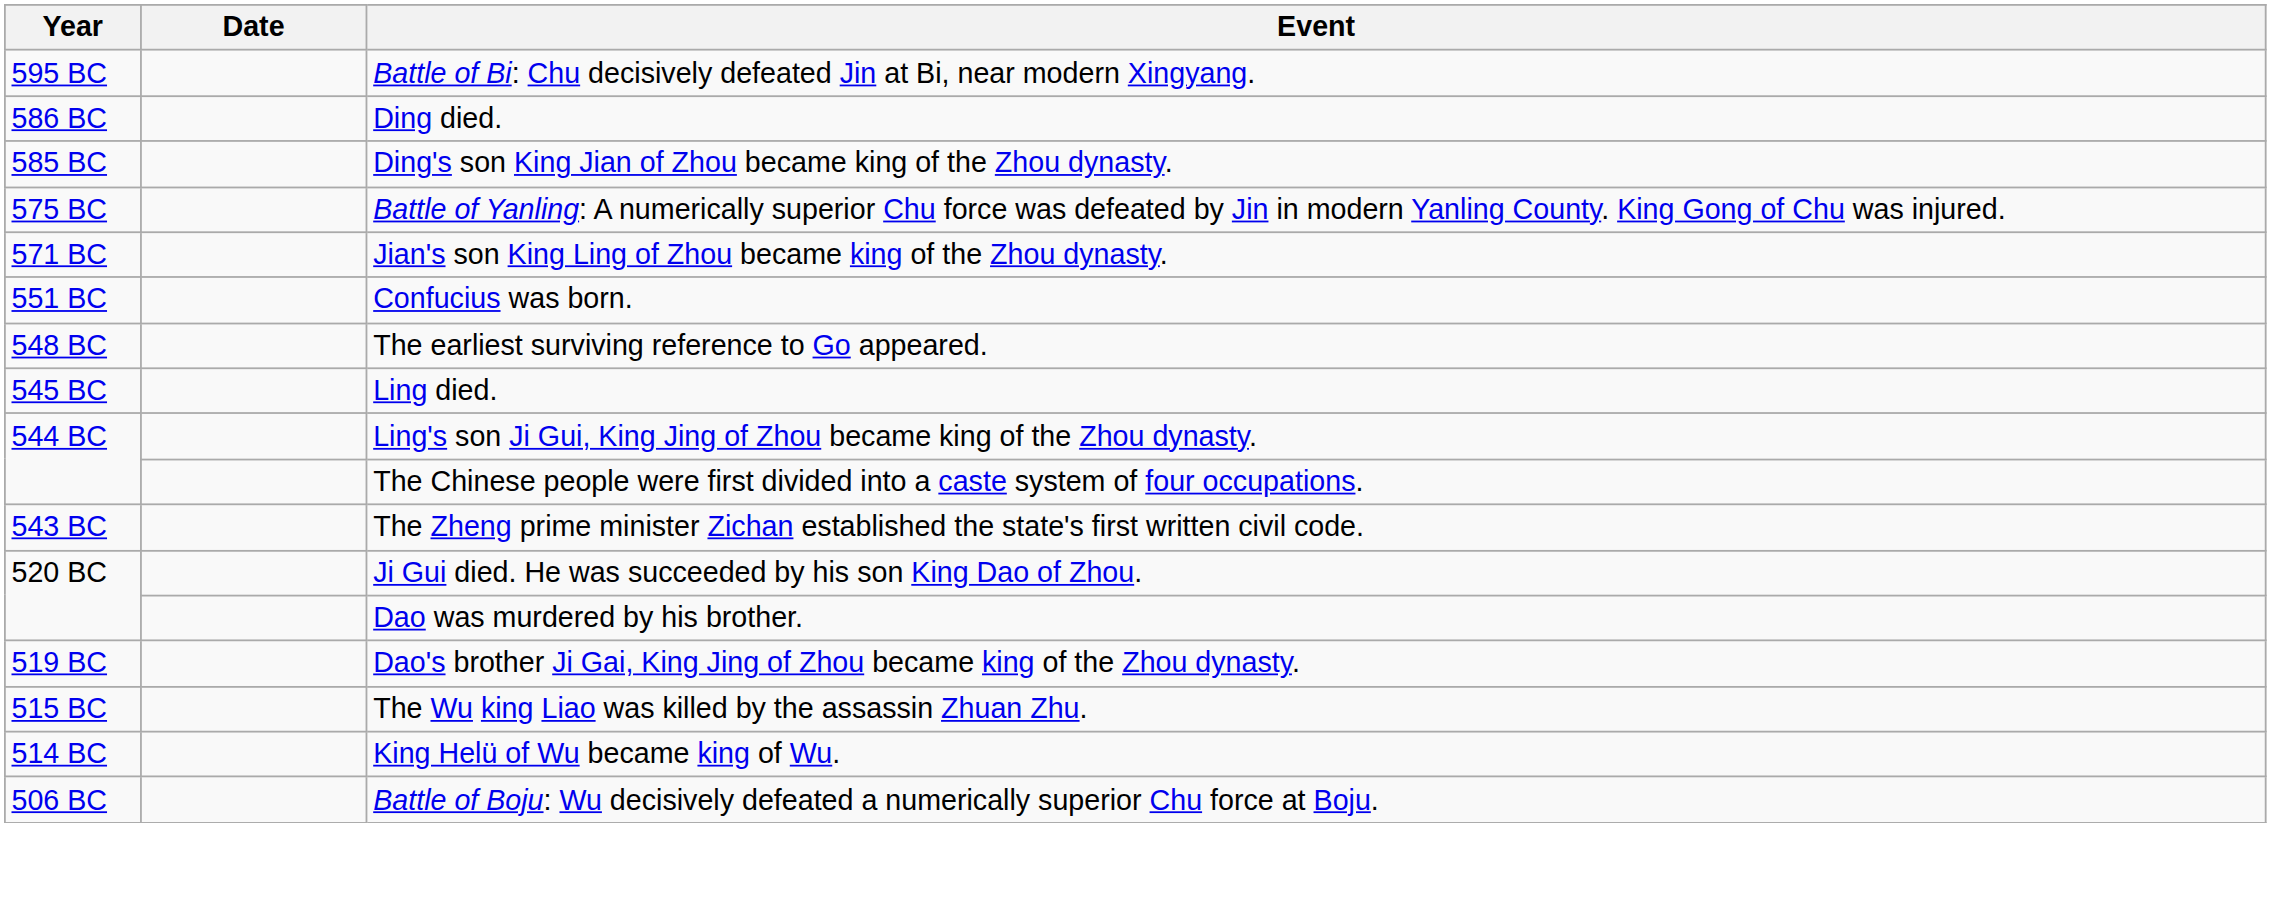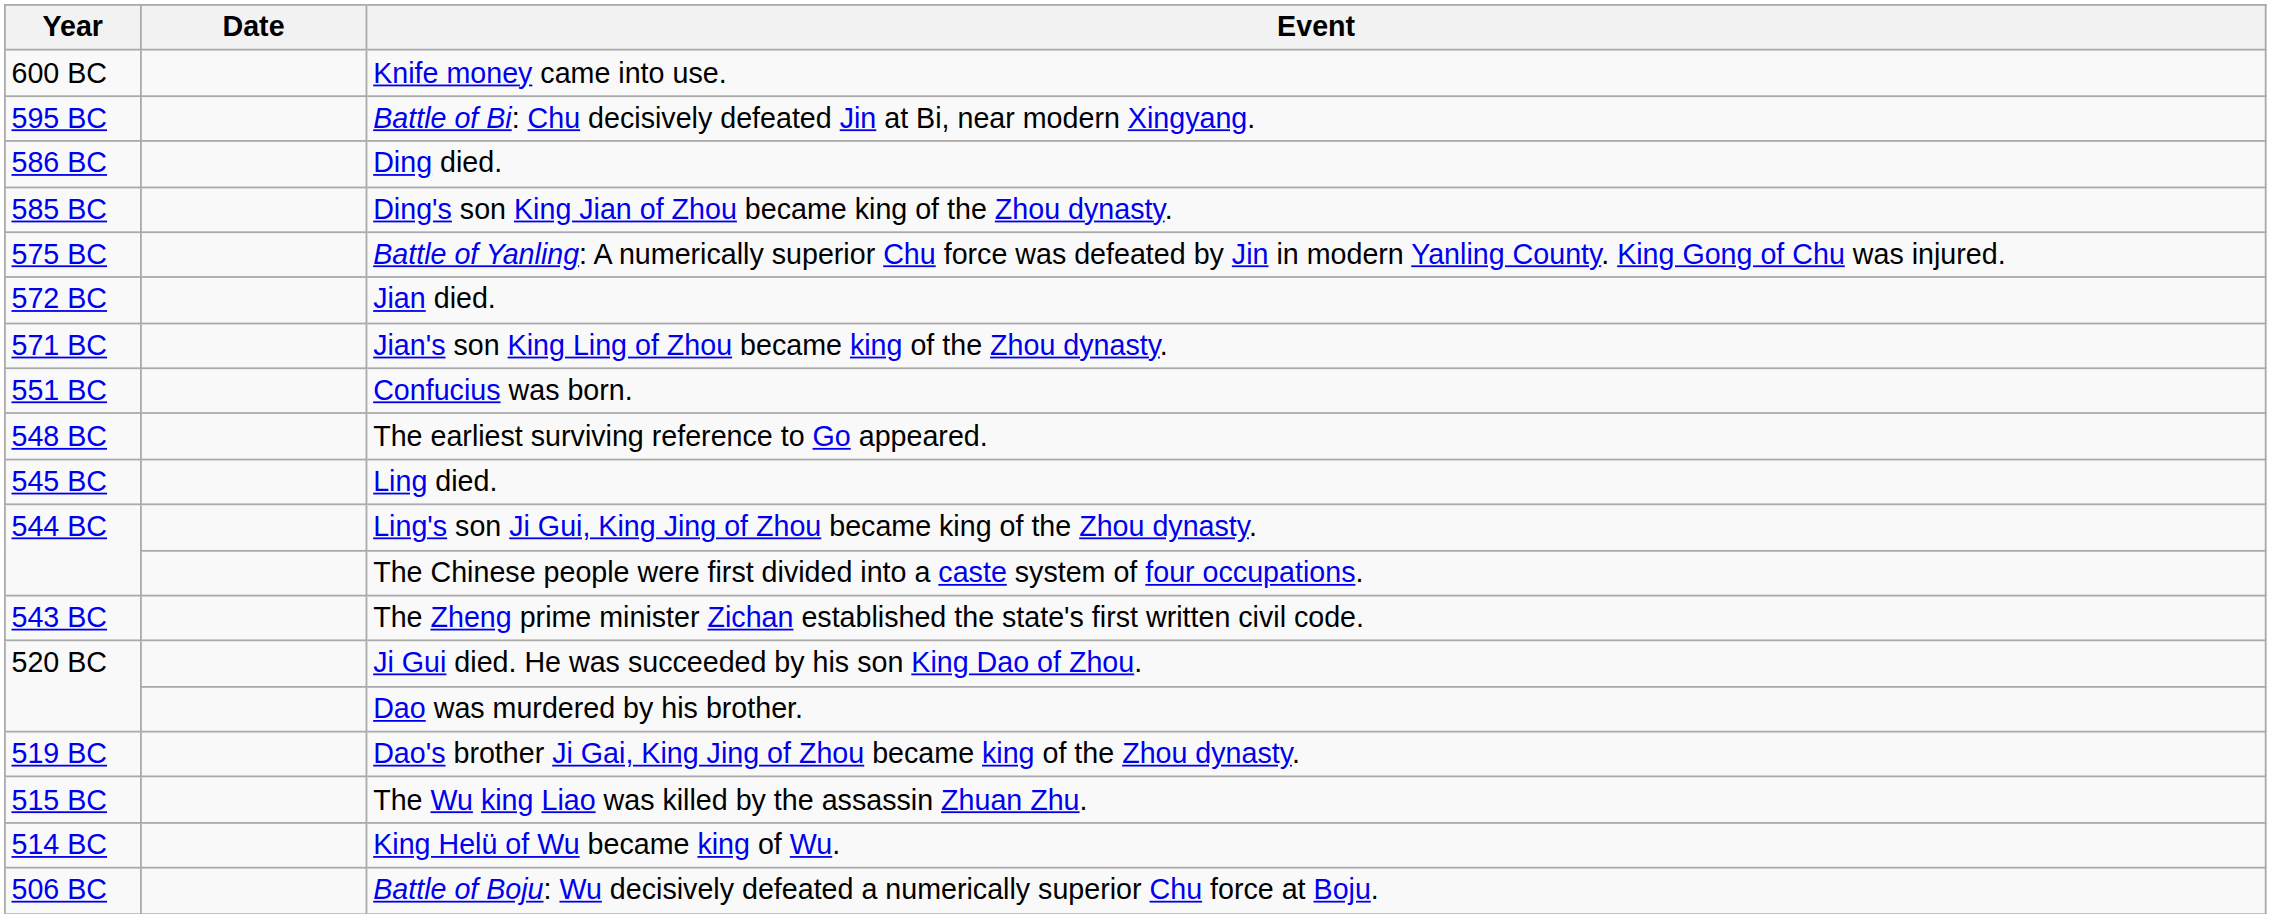+ row: (550, 72)
+ row: (434, 299)
